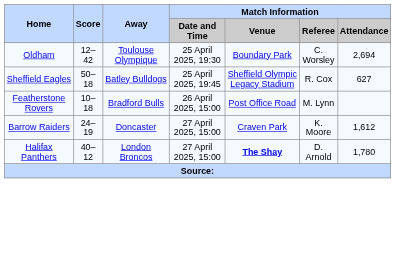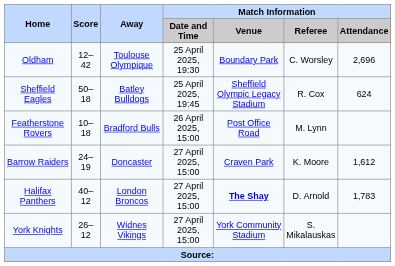(364, 55) 2,694 -> (364, 60) 2,696
(364, 79) 627 -> (364, 94) 624
(364, 152) 1,780 -> (364, 196) 1,783
+ row: (38, 230)
